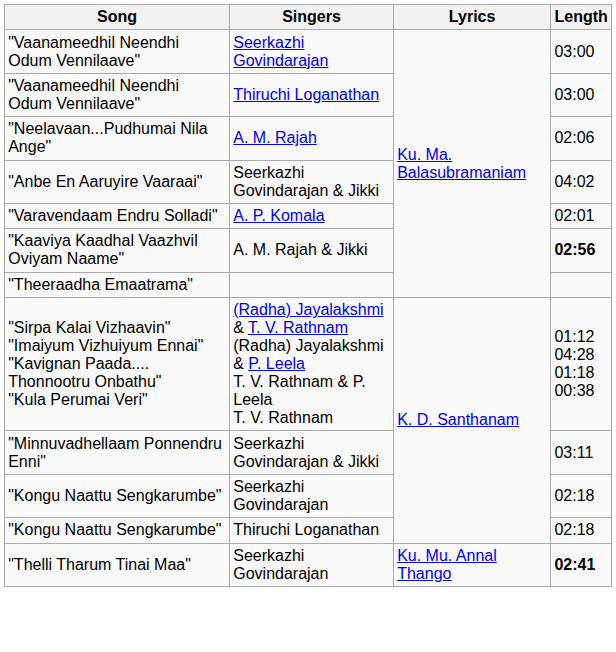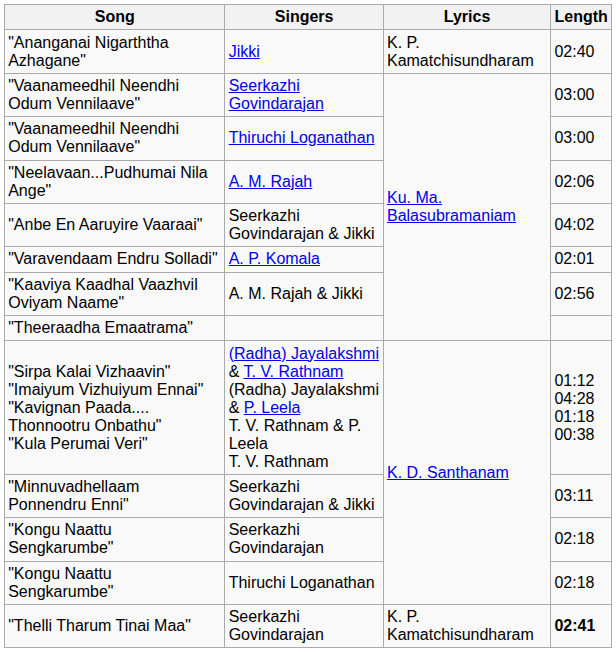+ row: (88, 51)
(575, 250) bold -> (574, 293) normal
(447, 564) Ku. Mu. Annal Thango -> (460, 626) K. P. Kamatchisundharam
